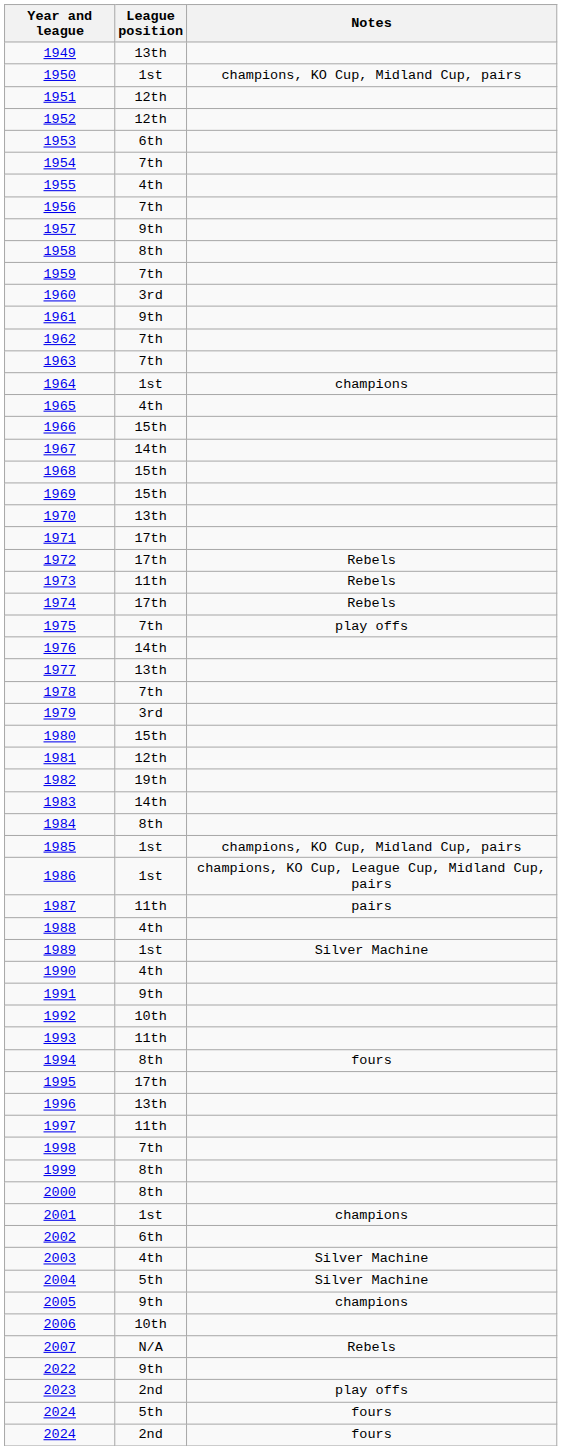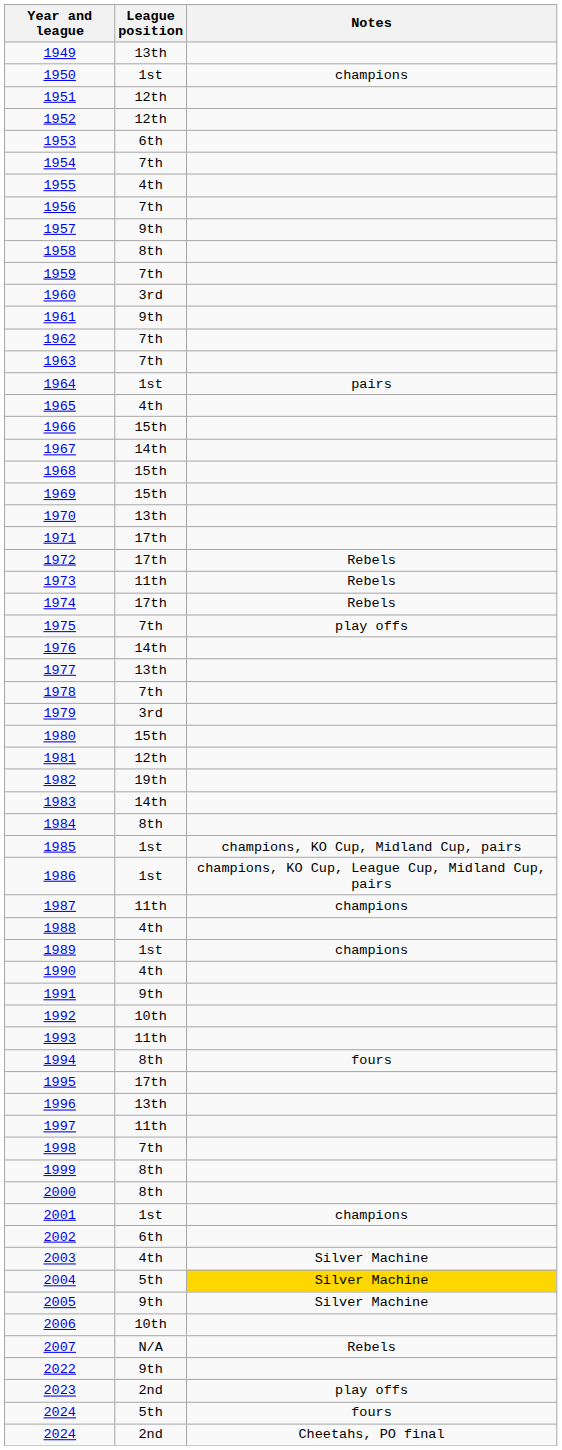(372, 75) champions, KO Cup, Midland Cup, pairs -> (372, 75) champions
(372, 384) champions -> (372, 384) pairs
(372, 906) pairs -> (372, 906) champions
(372, 950) Silver Machine -> (372, 950) champions
(372, 1281) no background -> (372, 1281) gold background
(372, 1303) champions -> (372, 1303) Silver Machine
(372, 1435) fours -> (372, 1435) Cheetahs, PO final
